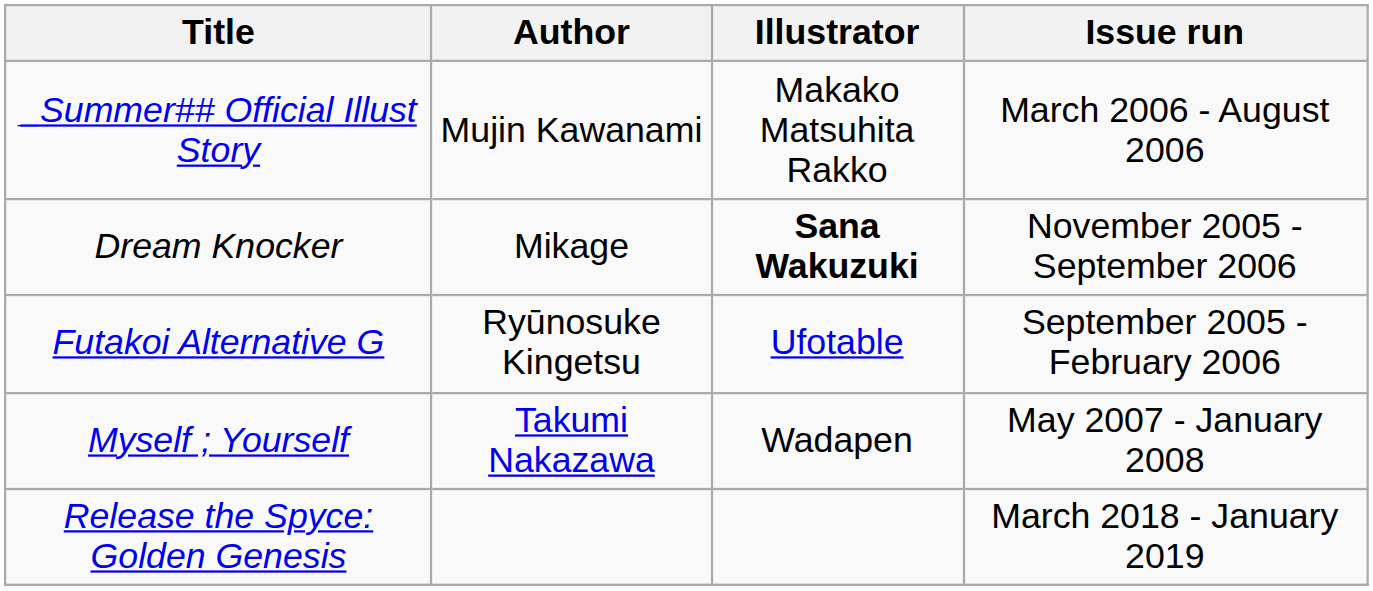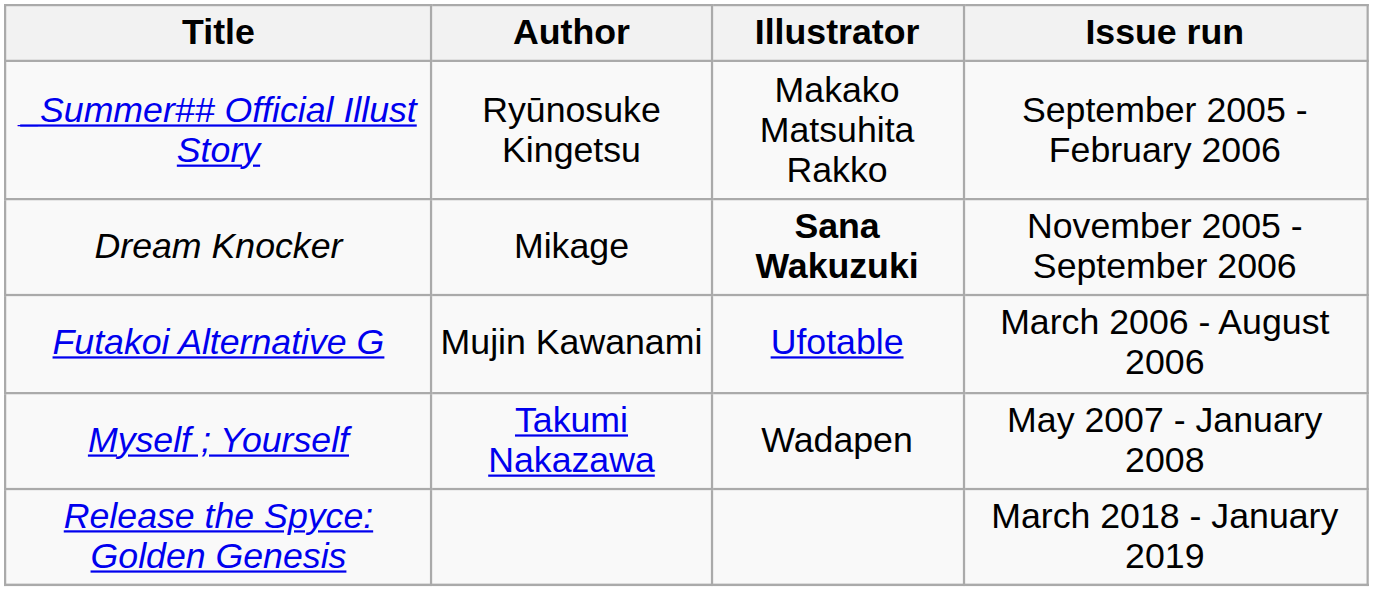(571, 129) Mujin Kawanami -> (571, 129) Ryūnosuke Kingetsu
(1165, 129) March 2006 - August 2006 -> (1165, 129) September 2005 - February 2006
(571, 343) Ryūnosuke Kingetsu -> (571, 343) Mujin Kawanami
(1165, 343) September 2005 - February 2006 -> (1165, 343) March 2006 - August 2006
